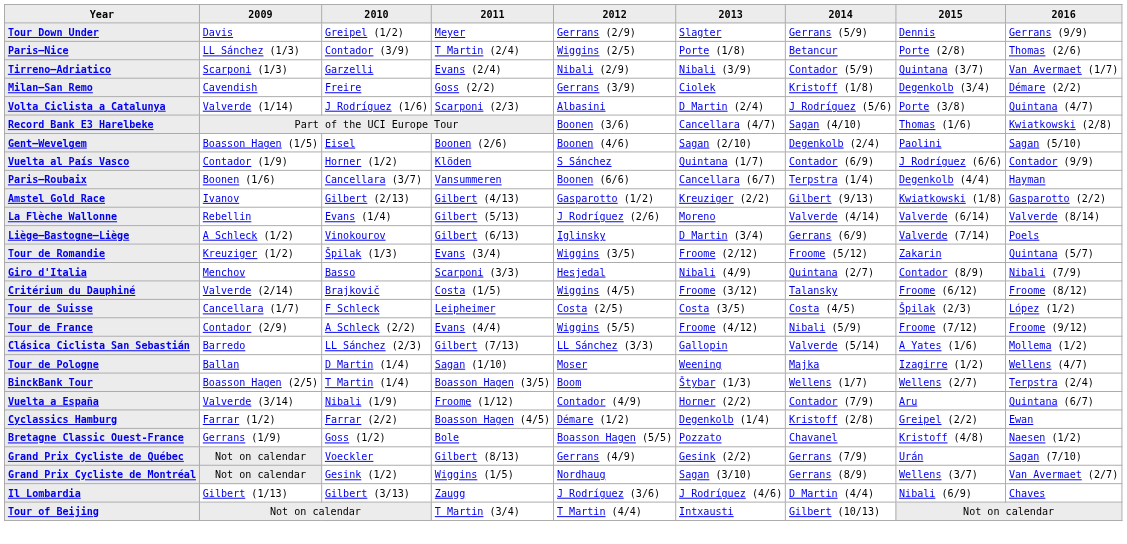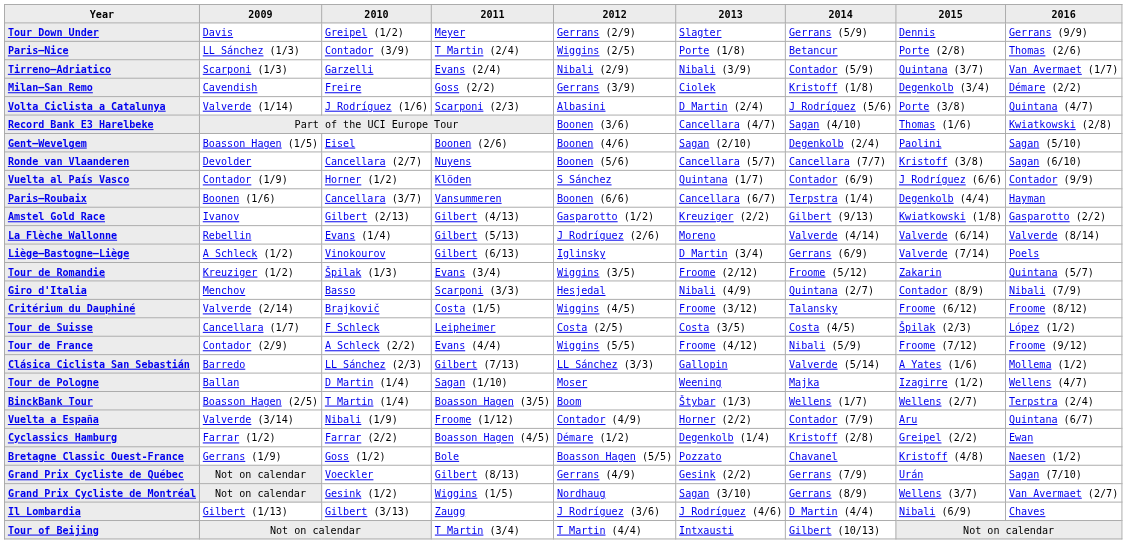+ row: (69, 161)
